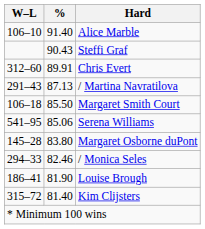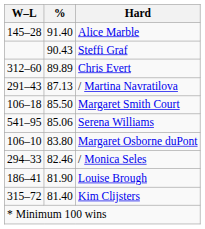(24, 31) 106–10 -> (24, 31) 145–28
(60, 68) 89.91 -> (60, 68) 89.89
(24, 141) 145–28 -> (24, 141) 106–10
